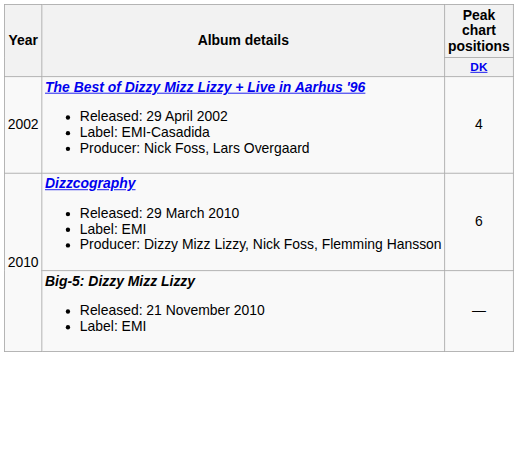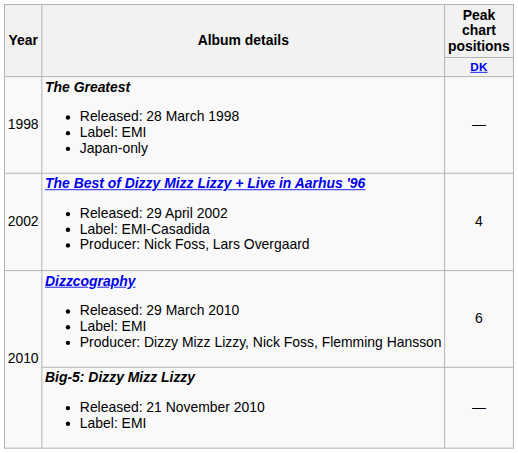+ row: (243, 118)
